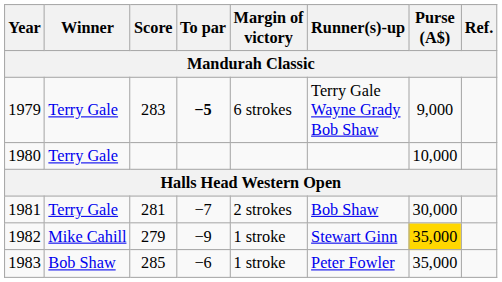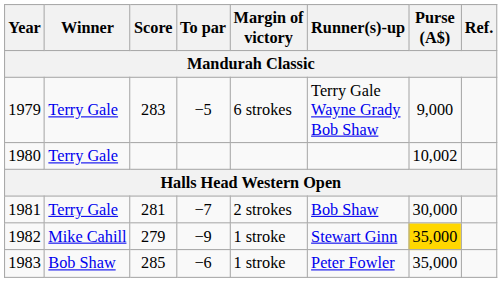(203, 110) bold -> (203, 110) normal
(435, 156) 10,000 -> (435, 156) 10,002
